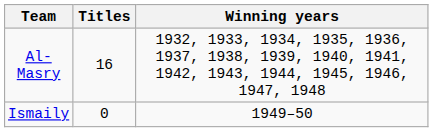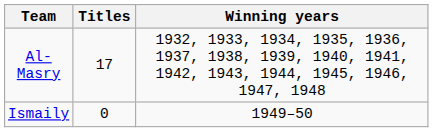(104, 65) 16 -> (104, 65) 17
